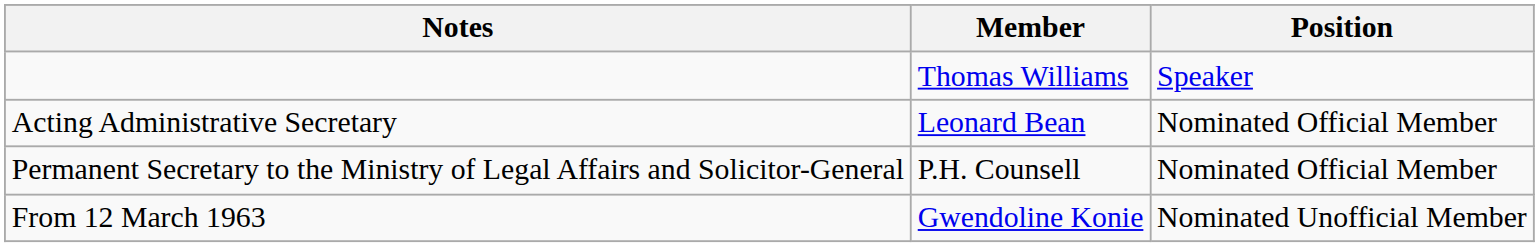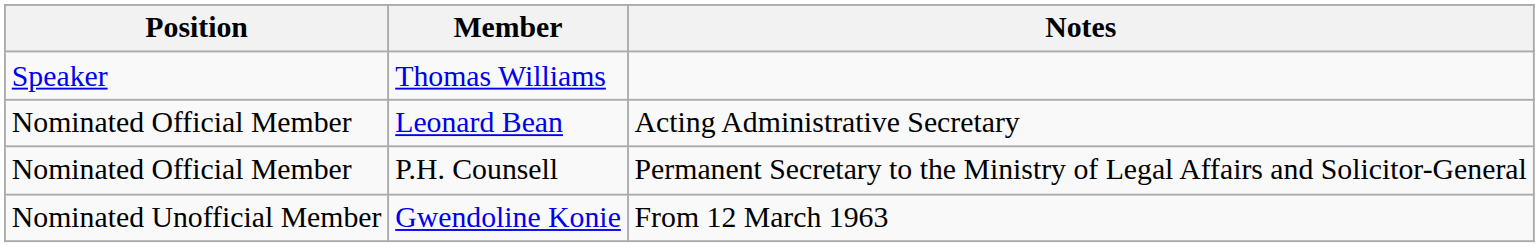columns swapped: (1342, 28) <-> (458, 28)
